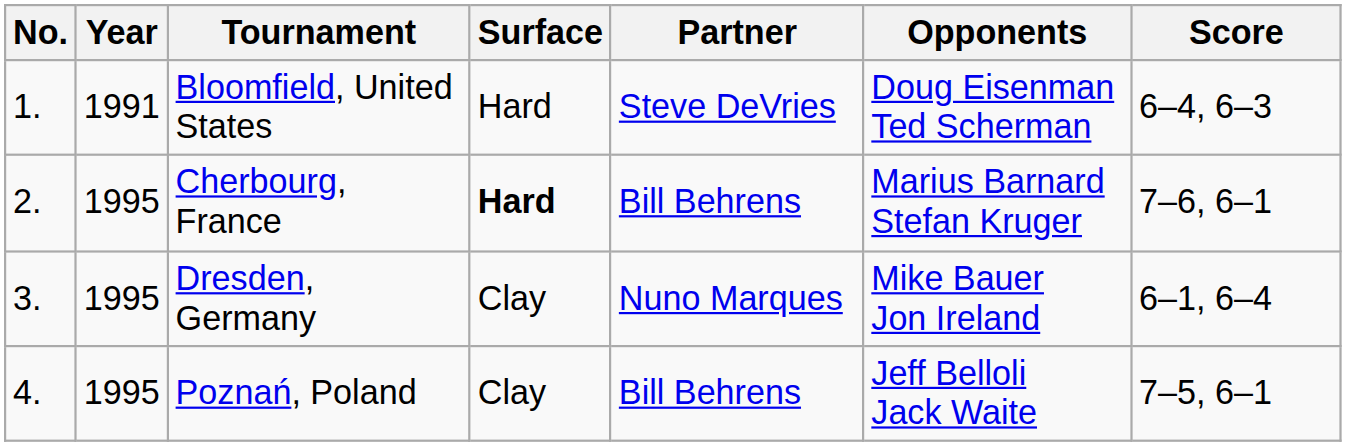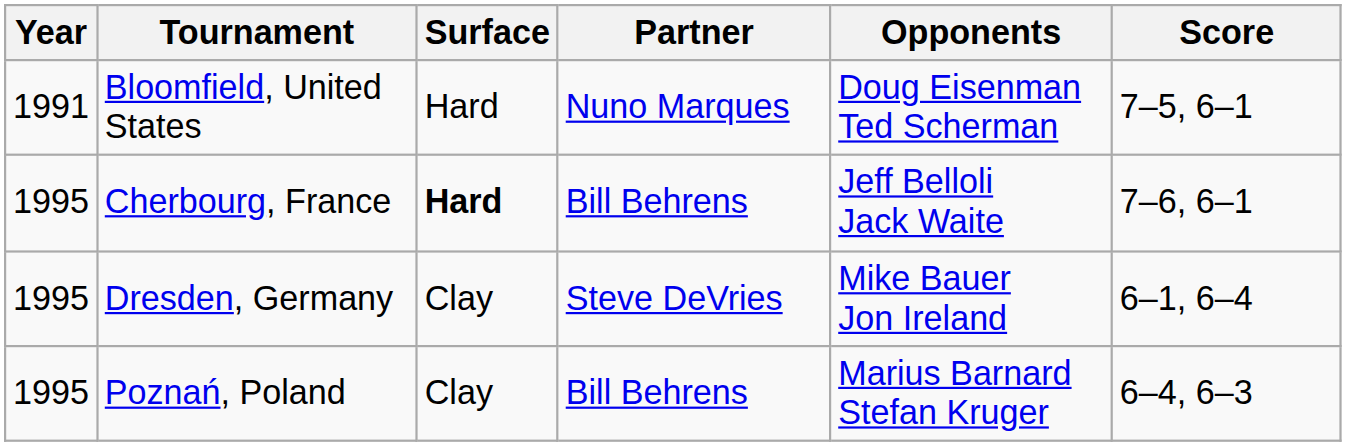- column: (41, 31)
(727, 106) Steve DeVries -> (678, 106) Nuno Marques
(1205, 106) 6–4, 6–3 -> (1186, 106) 7–5, 6–1
(988, 201) Marius Barnard Stefan Kruger -> (921, 201) Jeff Belloli Jack Waite
(731, 296) Nuno Marques -> (674, 296) Steve DeVries
(954, 391) Jeff Belloli Jack Waite -> (955, 391) Marius Barnard Stefan Kruger
(1205, 391) 7–5, 6–1 -> (1186, 391) 6–4, 6–3
